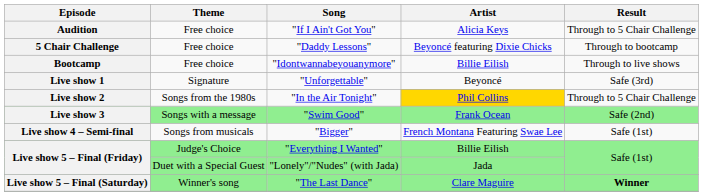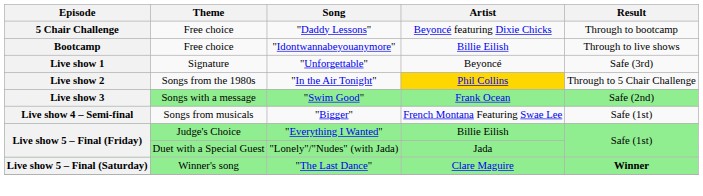- row: (77, 30)
